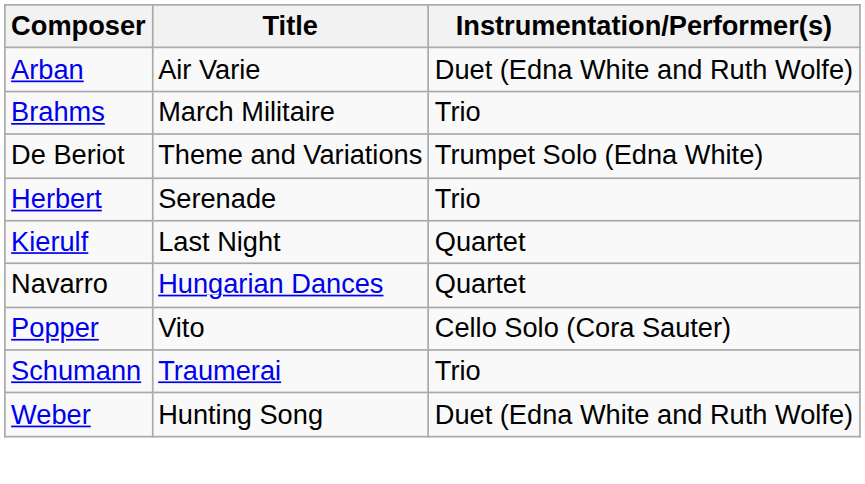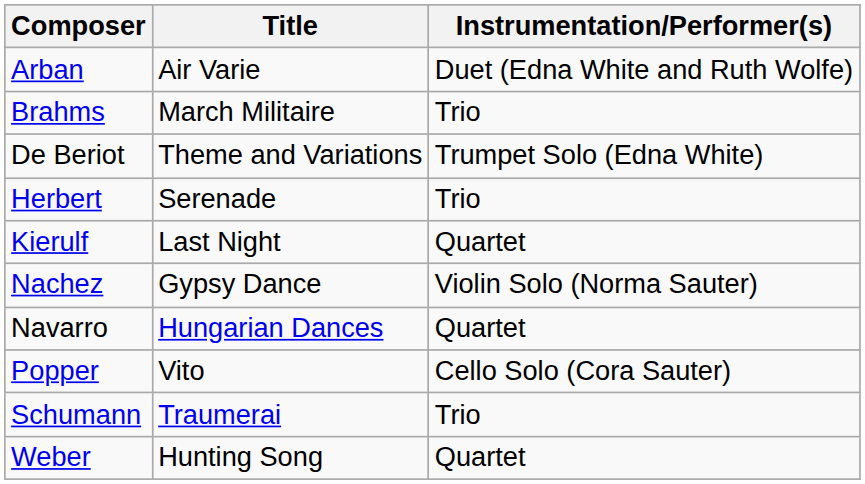+ row: (57, 284)
(644, 414) Duet (Edna White and Ruth Wolfe) -> (480, 457) Quartet
